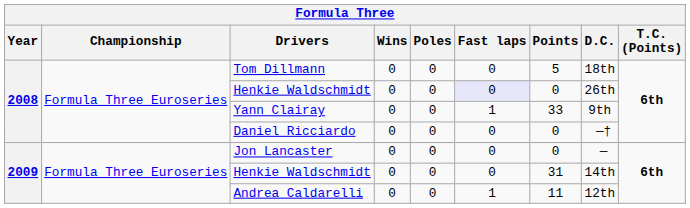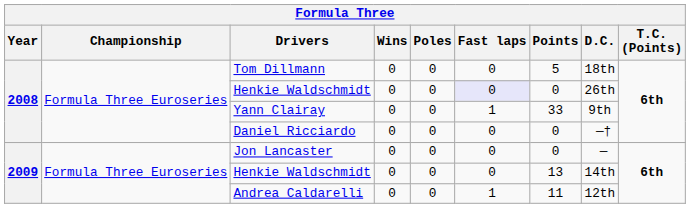(556, 173) 31 -> (556, 173) 13
